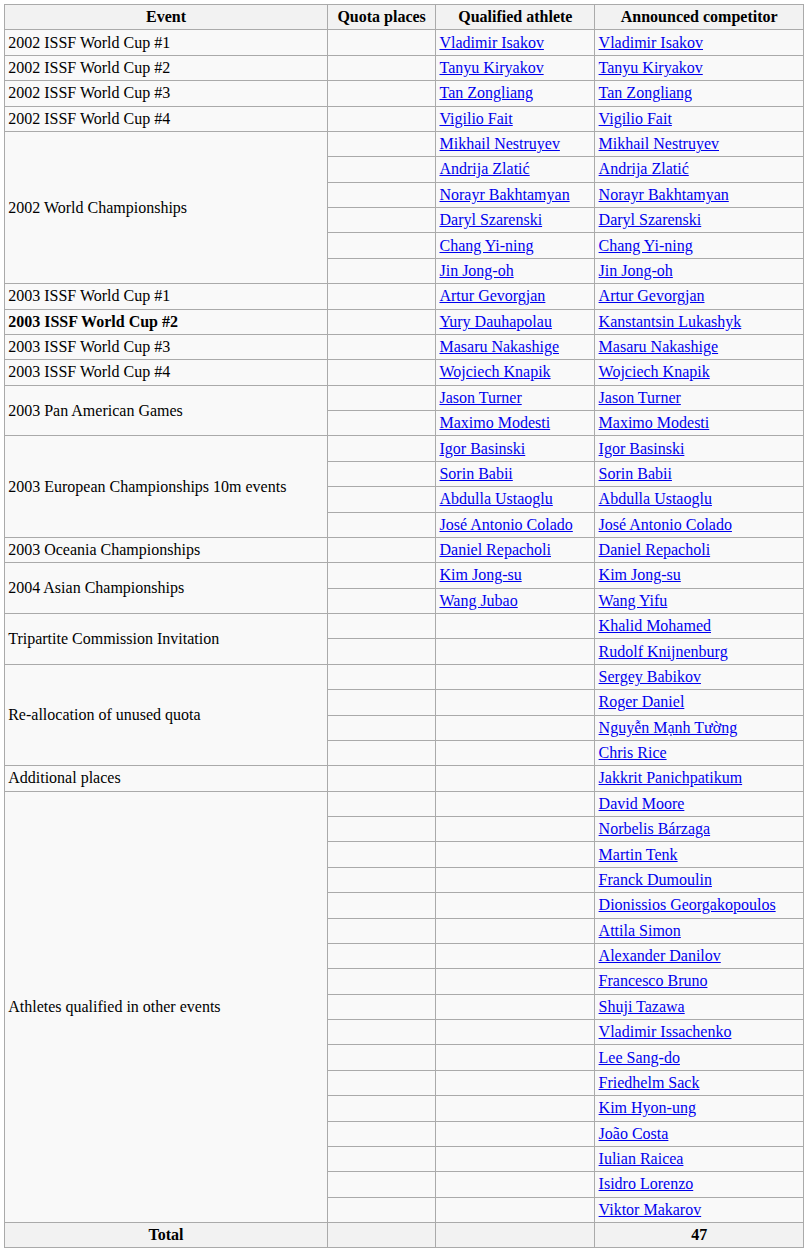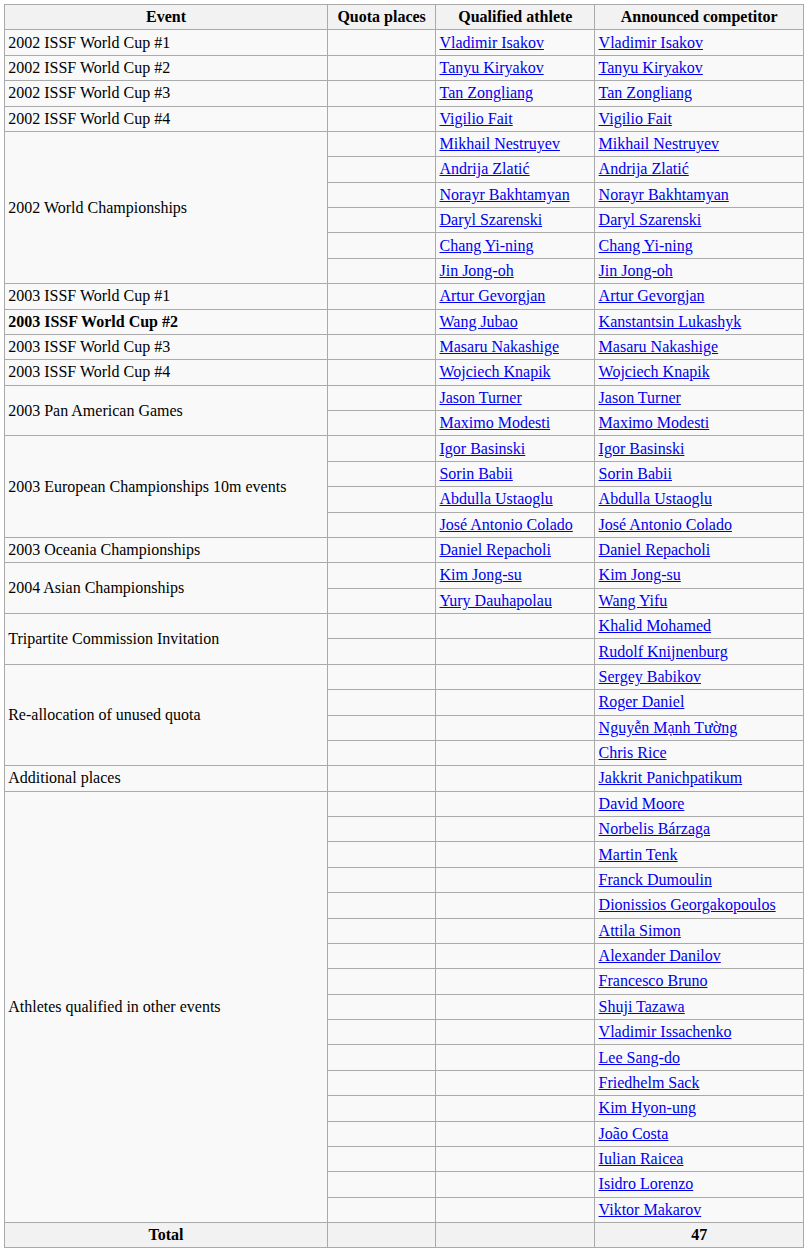(496, 321) Yury Dauhapolau -> (479, 321) Wang Jubao
(479, 600) Wang Jubao -> (496, 600) Yury Dauhapolau
